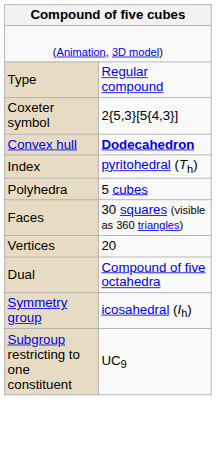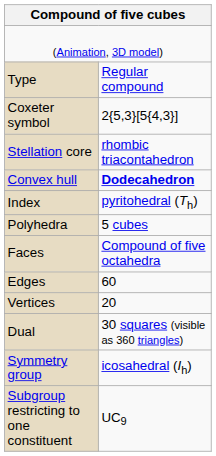+ row: (50, 151)
(153, 217) 30 squares (visible as 360 triangles) -> (153, 253) Compound of five octahedra
+ row: (26, 282)
(153, 274) Compound of five octahedra -> (153, 331) 30 squares (visible as 360 triangles)
